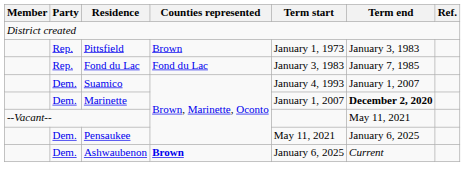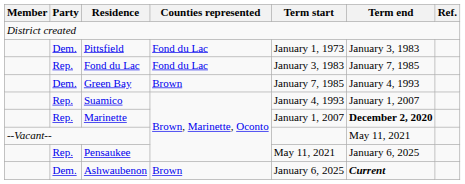(63, 48) Rep. -> (65, 48) Dem.
(167, 48) Brown -> (180, 48) Fond du Lac
+ row: (108, 83)
(65, 83) Dem. -> (63, 100) Rep.
(65, 100) Dem. -> (63, 118) Rep.
(65, 135) Dem. -> (63, 153) Rep.
(168, 153) bold -> (167, 170) normal
(366, 153) normal -> (367, 170) bold
